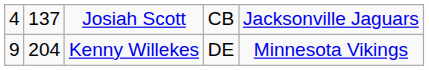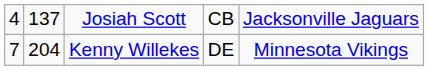(14, 49) 9 -> (14, 49) 7
